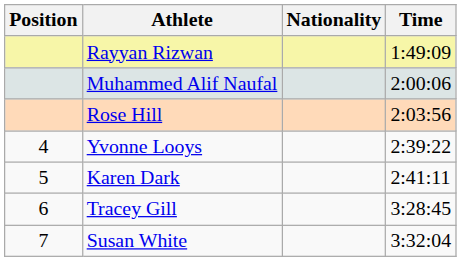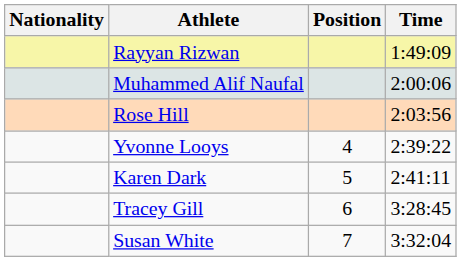columns swapped: (43, 20) <-> (334, 20)
